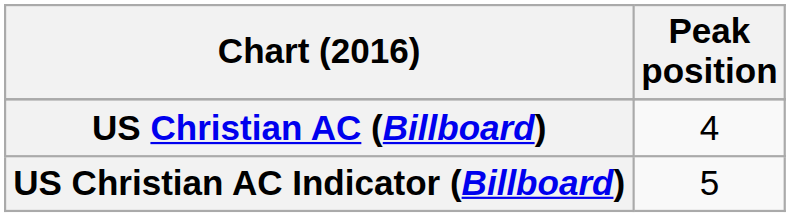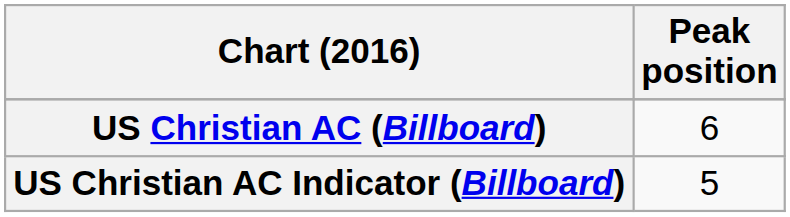(709, 127) 4 -> (709, 127) 6
